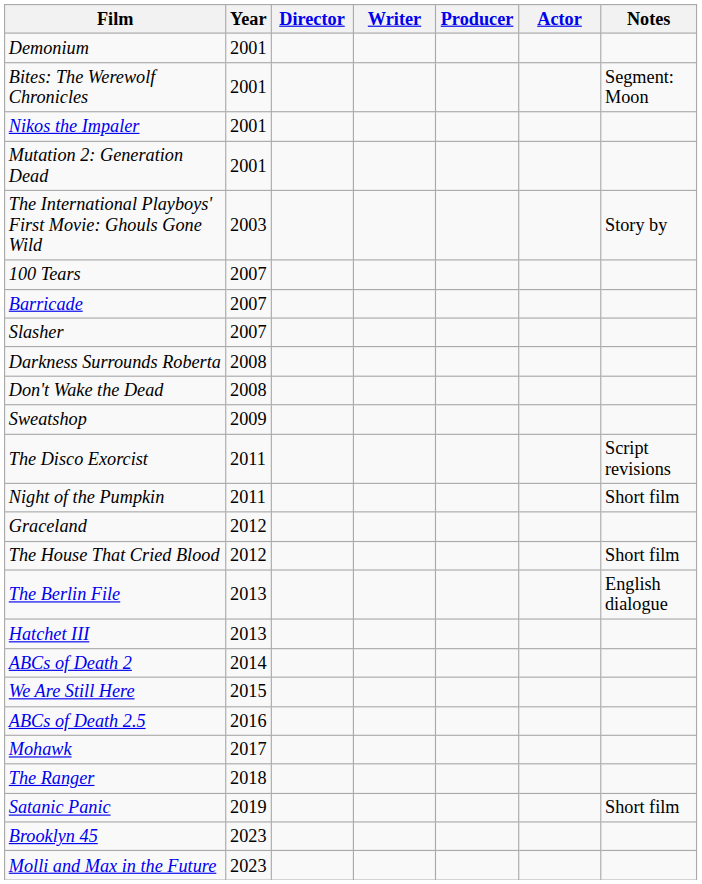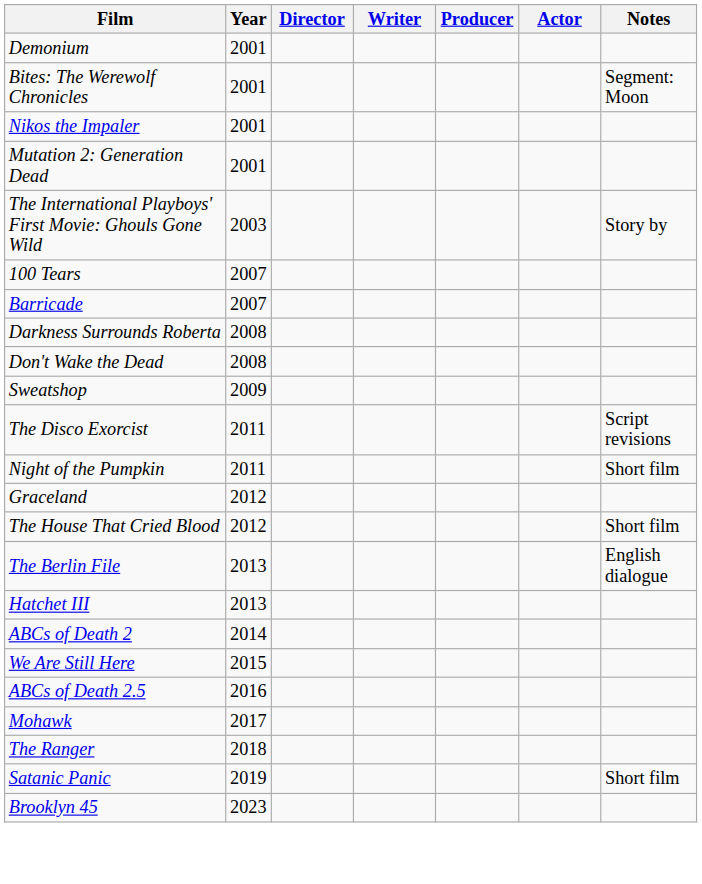- row: (36, 332)
- row: (113, 865)
